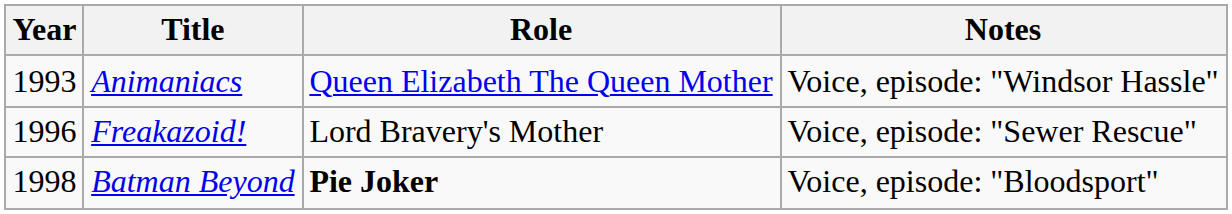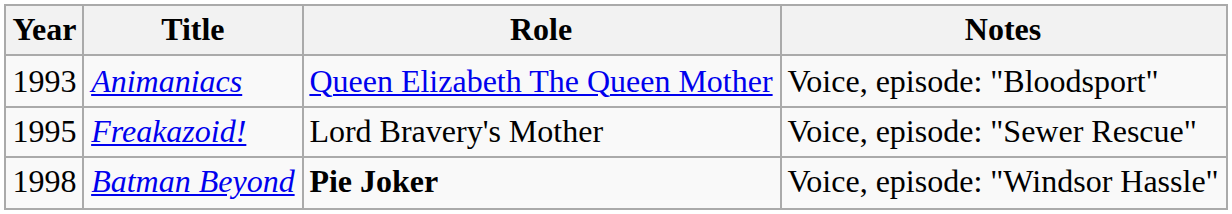(1003, 80) Voice, episode: "Windsor Hassle" -> (973, 80) Voice, episode: "Bloodsport"
(44, 131) 1996 -> (44, 131) 1995
(973, 182) Voice, episode: "Bloodsport" -> (1003, 182) Voice, episode: "Windsor Hassle"
